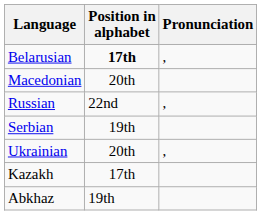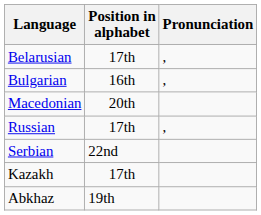(122, 56) bold -> (122, 56) normal
+ row: (37, 80)
(103, 103) 22nd -> (122, 127) 17th
(122, 127) 19th -> (103, 151) 22nd
- row: (38, 151)
